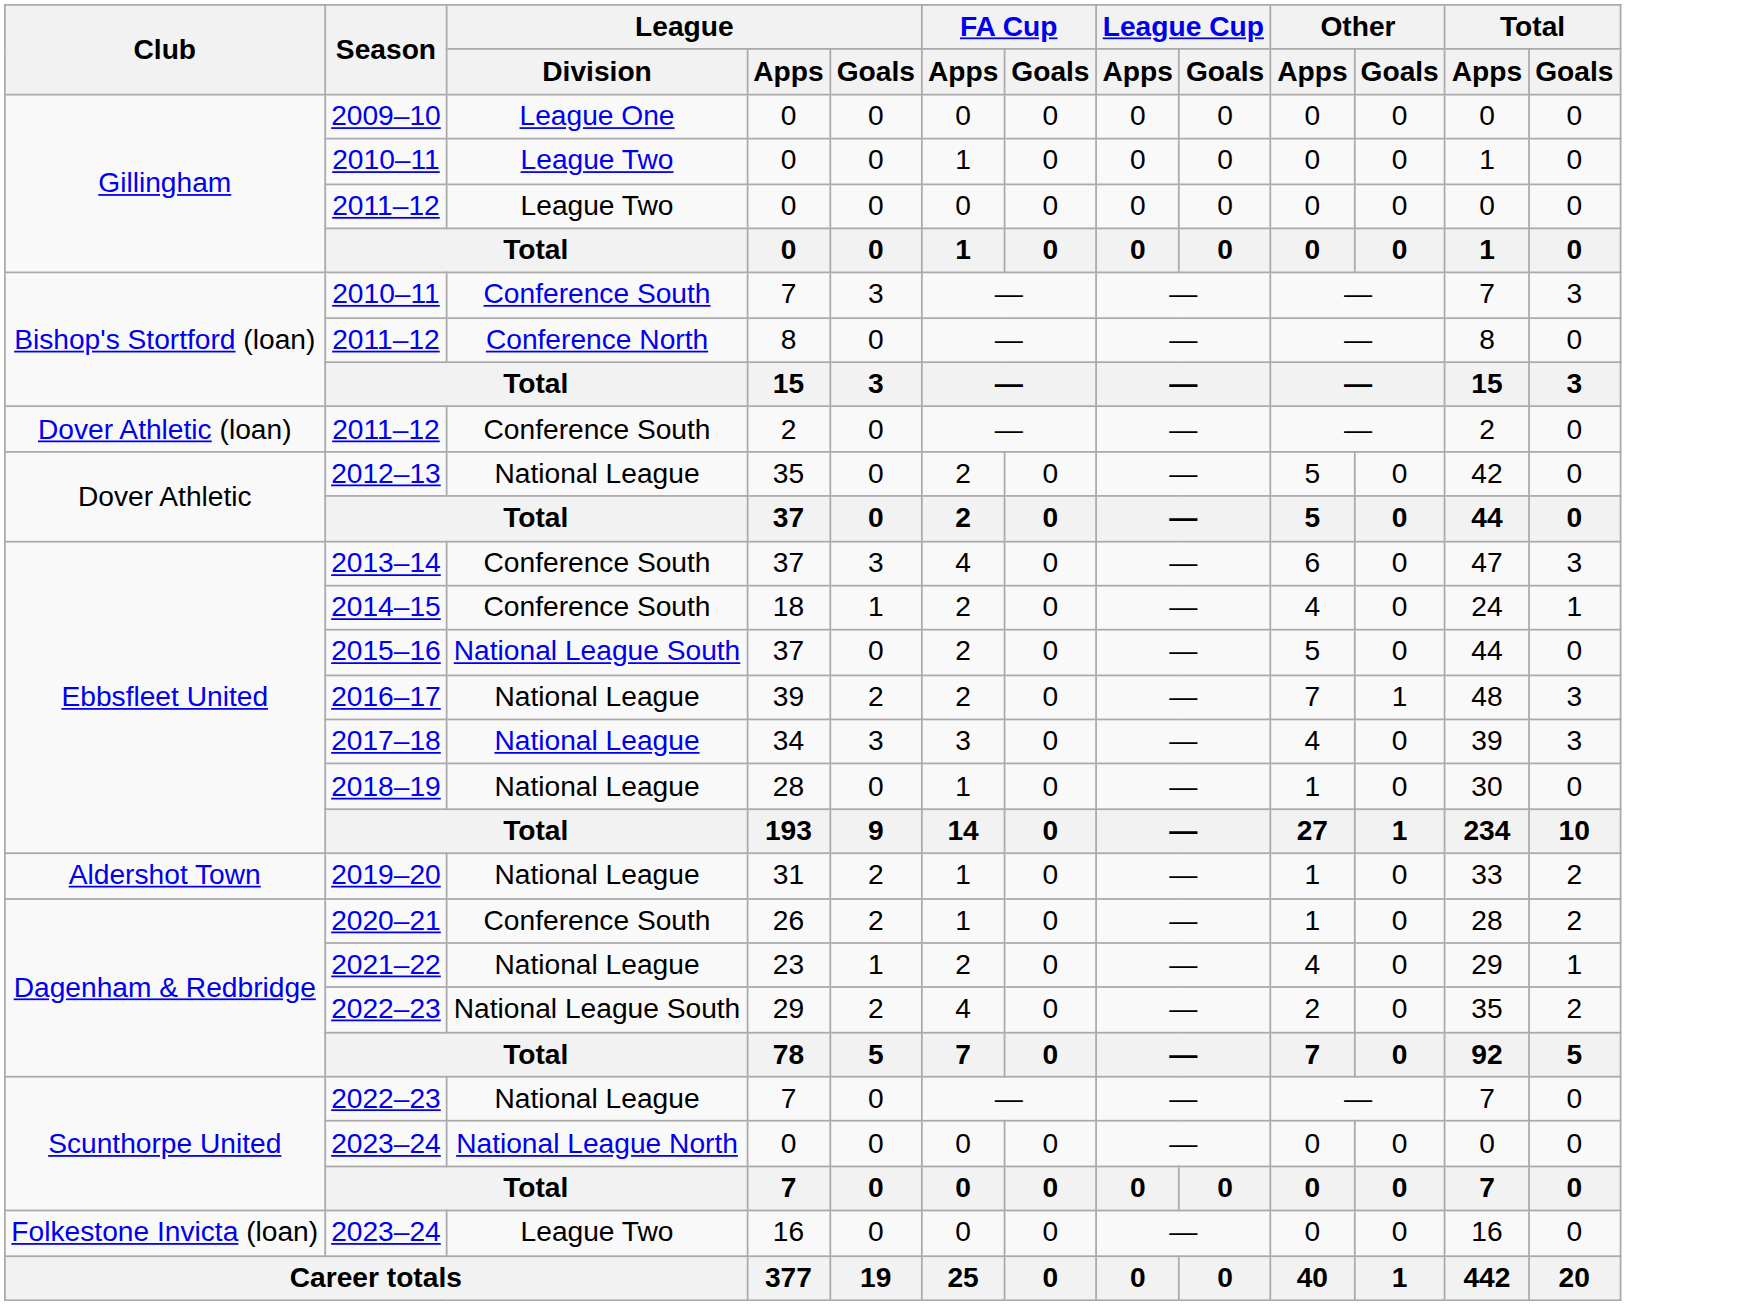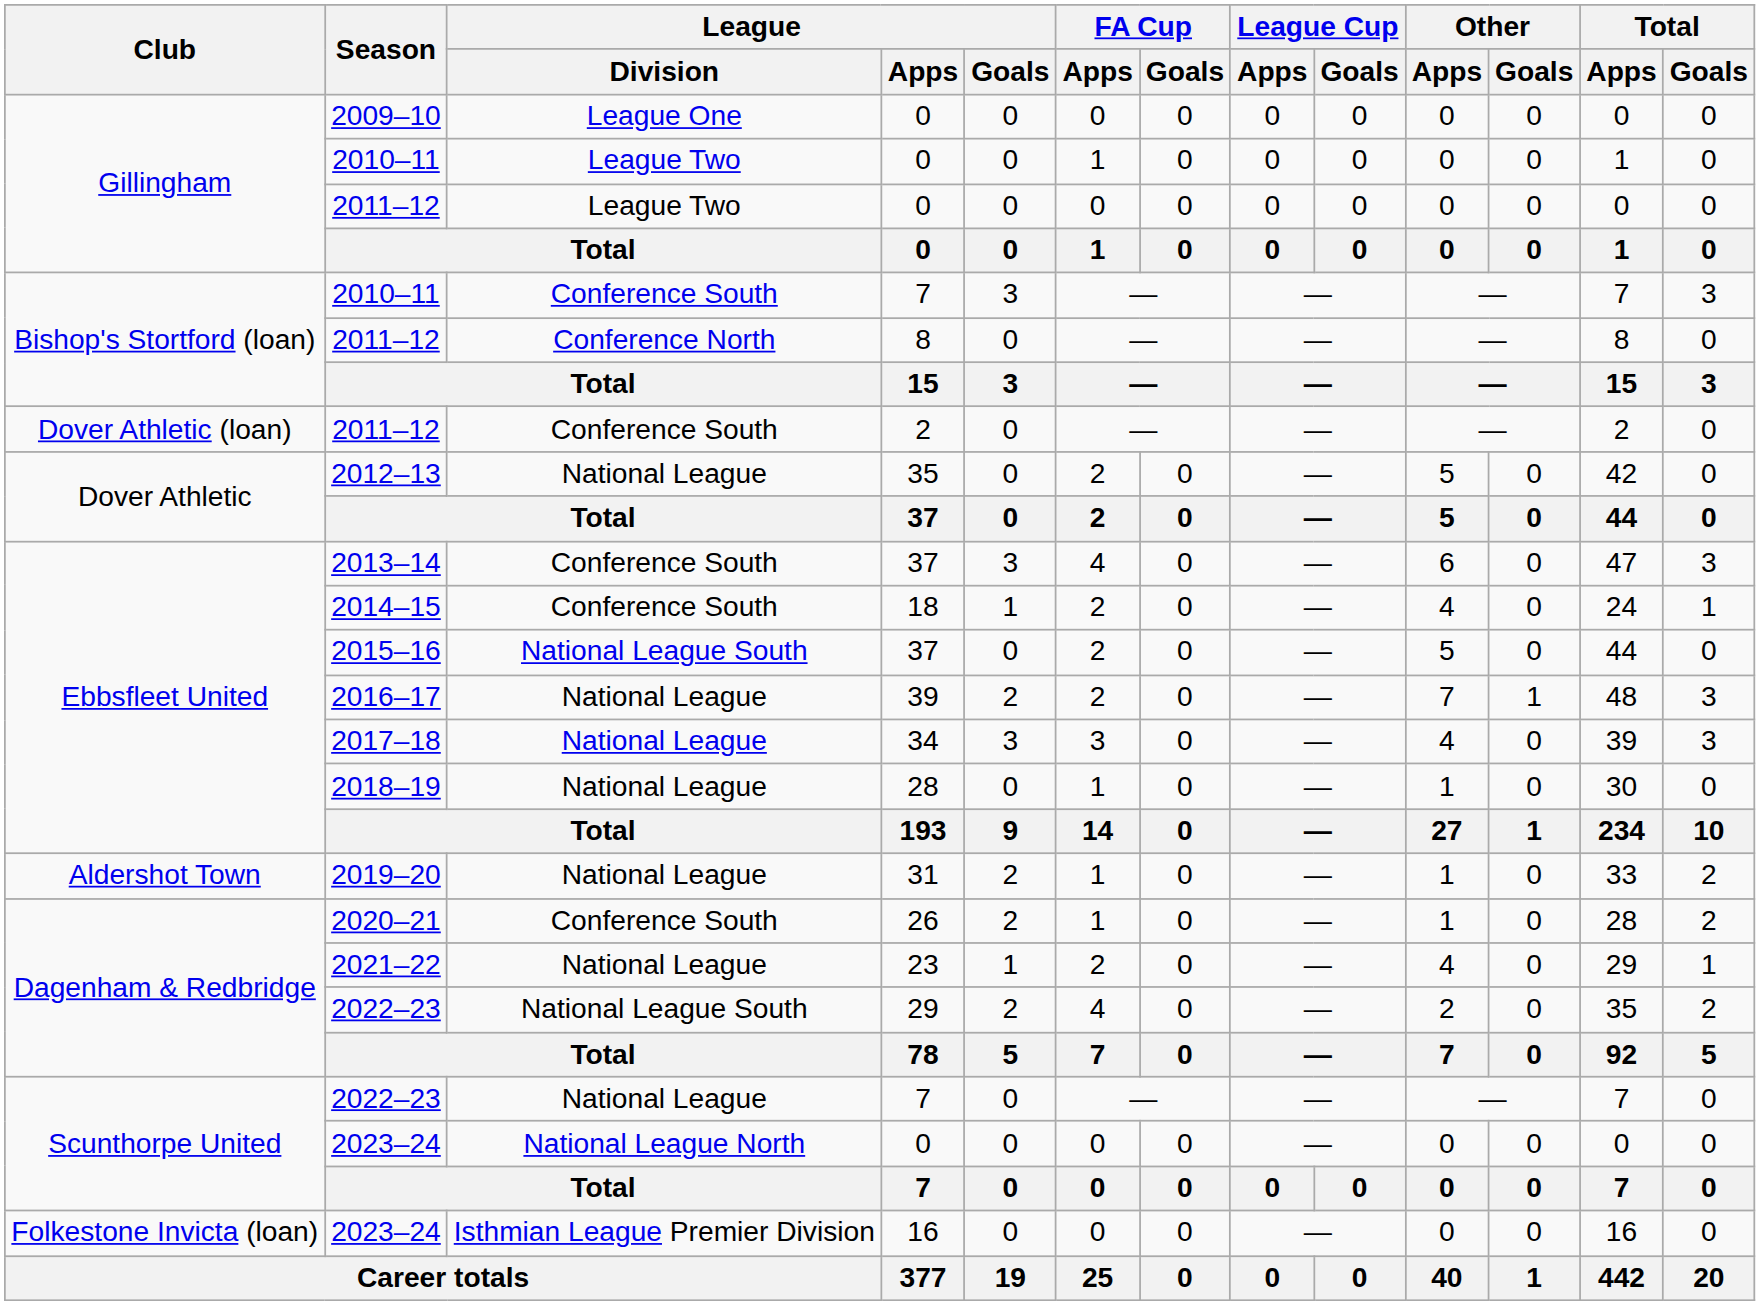(597, 1232) League Two -> (664, 1232) Isthmian League Premier Division
